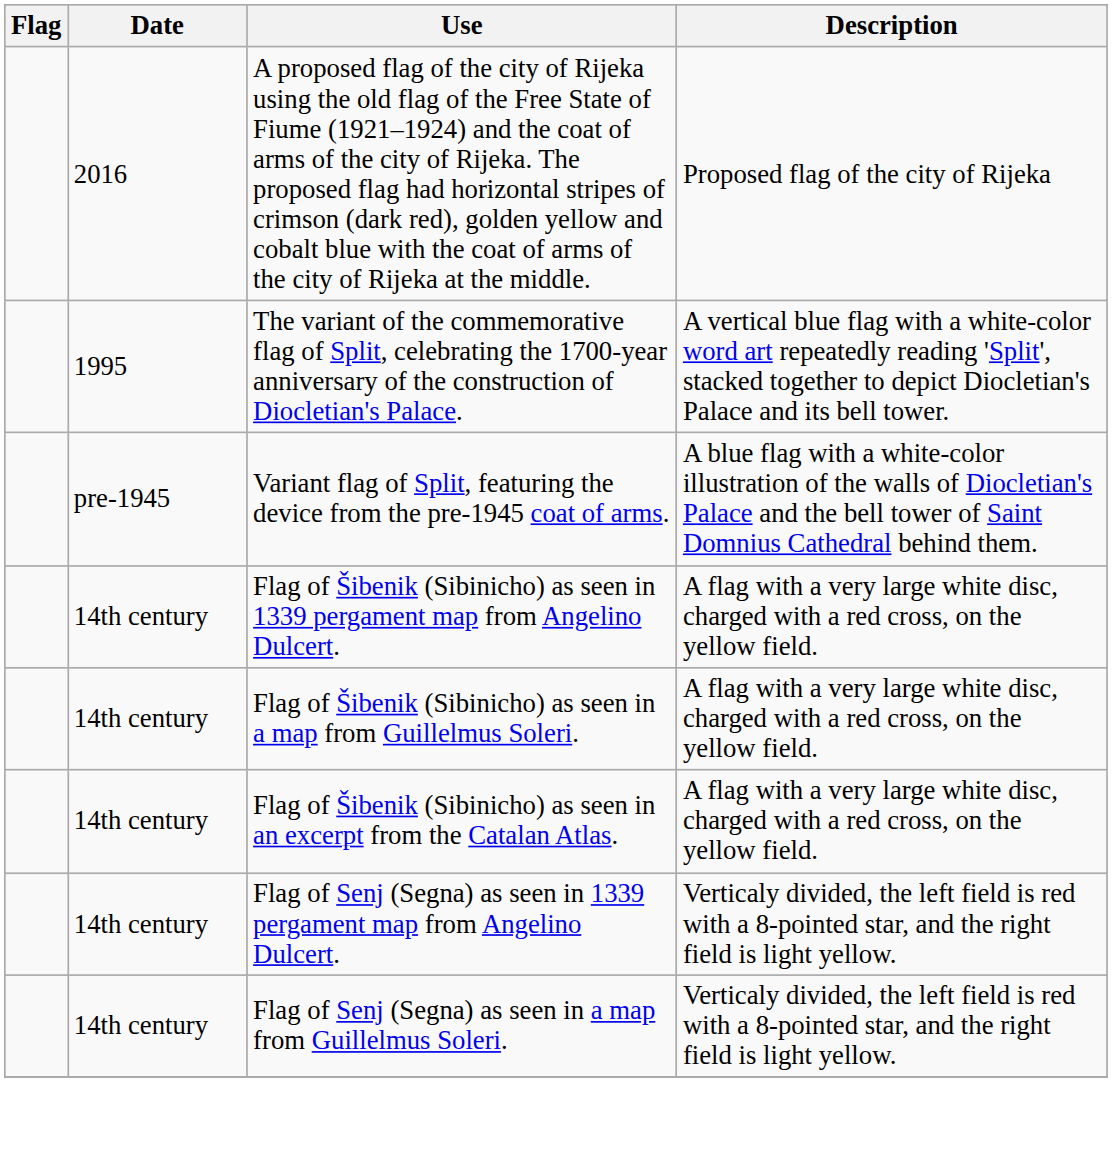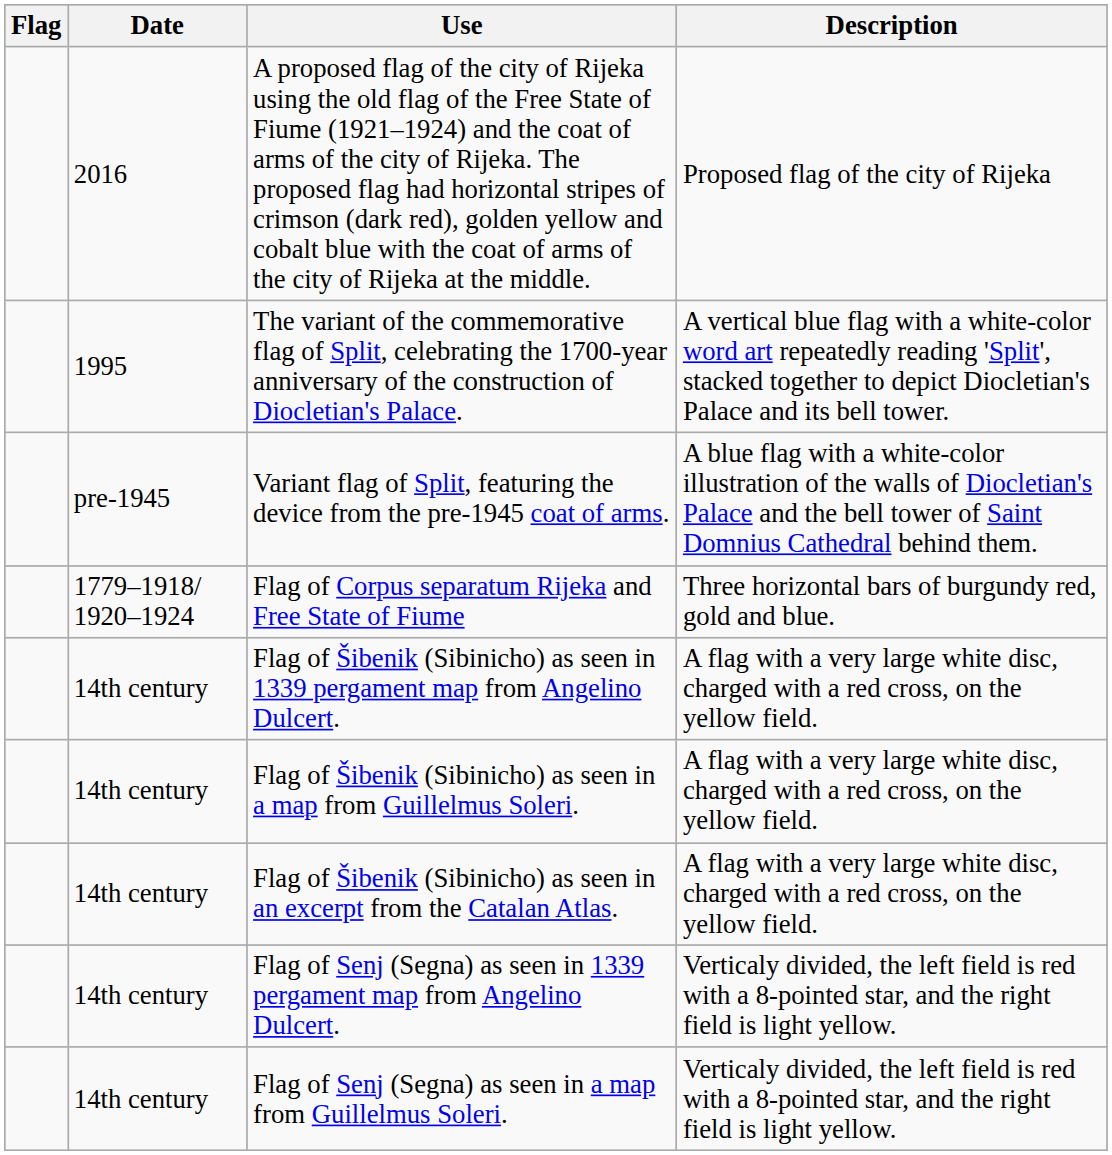+ row: (452, 601)
